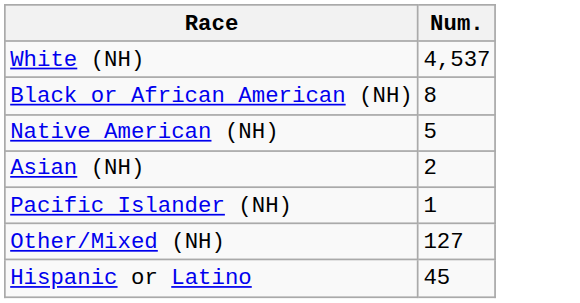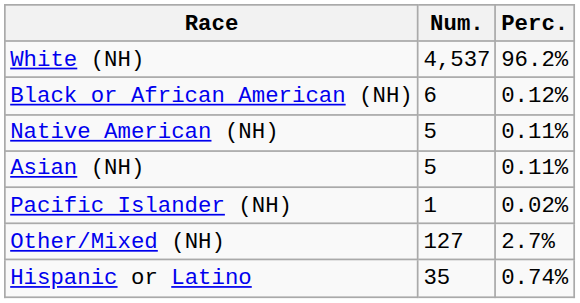+ column: (535, 23)
(430, 96) 8 -> (430, 96) 6
(430, 169) 2 -> (430, 169) 5
(437, 278) 45 -> (437, 278) 35
